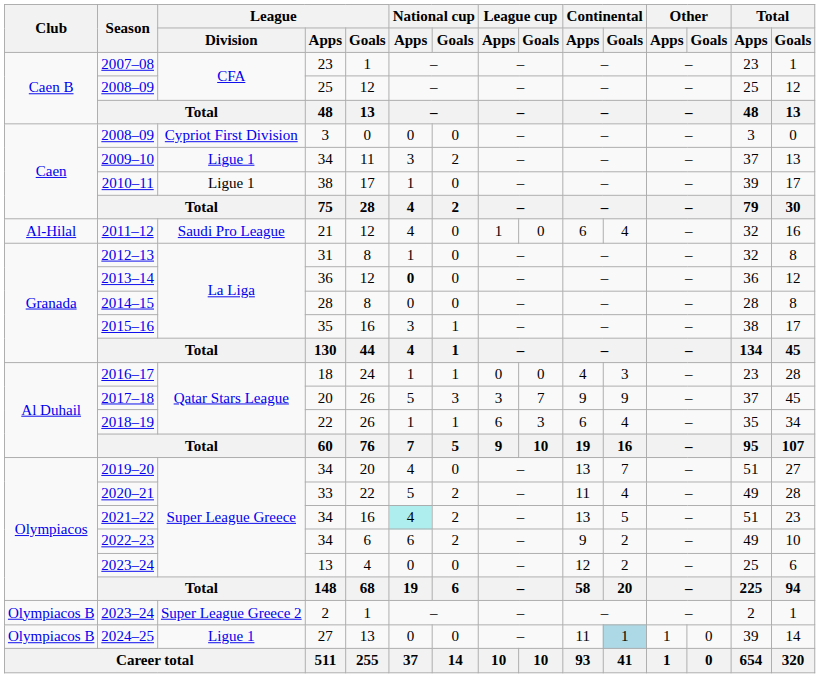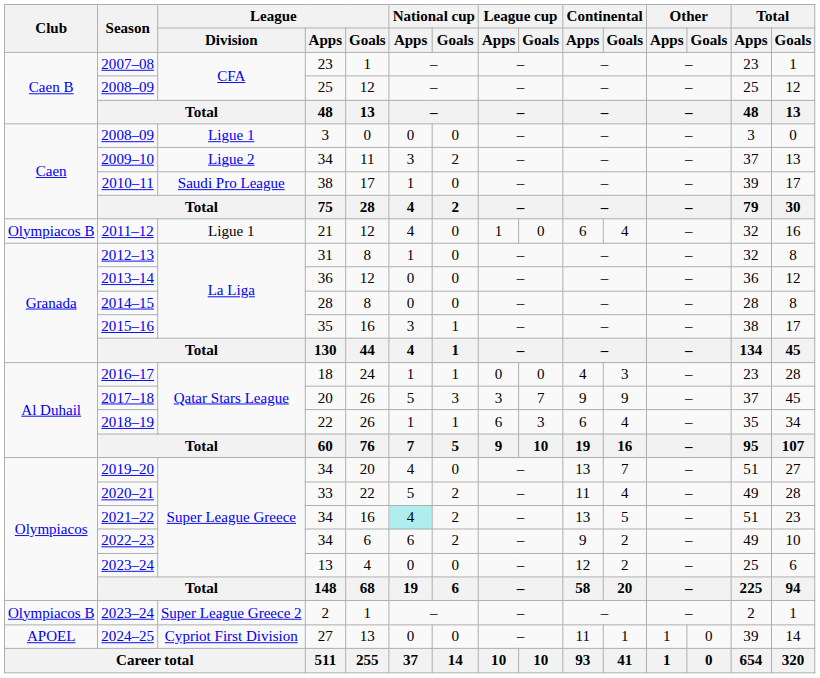(231, 135) Cypriot First Division -> (231, 135) Ligue 1
(231, 159) Ligue 1 -> (231, 159) Ligue 2
(231, 183) Ligue 1 -> (231, 183) Saudi Pro League
(51, 231) Al-Hilal -> (51, 231) Olympiacos B
(231, 231) Saudi Pro League -> (231, 231) Ligue 1
(411, 278) bold -> (411, 278) normal
(51, 636) Olympiacos B -> (51, 636) APOEL
(231, 636) Ligue 1 -> (231, 636) Cypriot First Division
(625, 636) lightblue background -> (625, 636) no background
